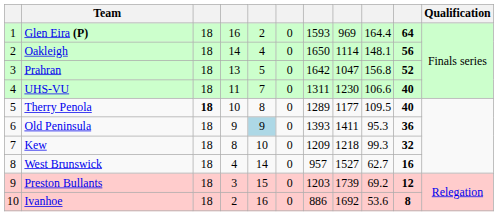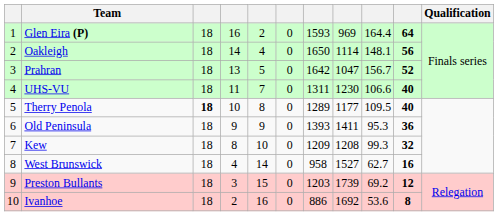(378, 70) 156.8 -> (378, 70) 156.7
(262, 126) lightblue background -> (262, 126) no background
(347, 145) 1218 -> (347, 145) 1208
(318, 164) 957 -> (318, 164) 958
